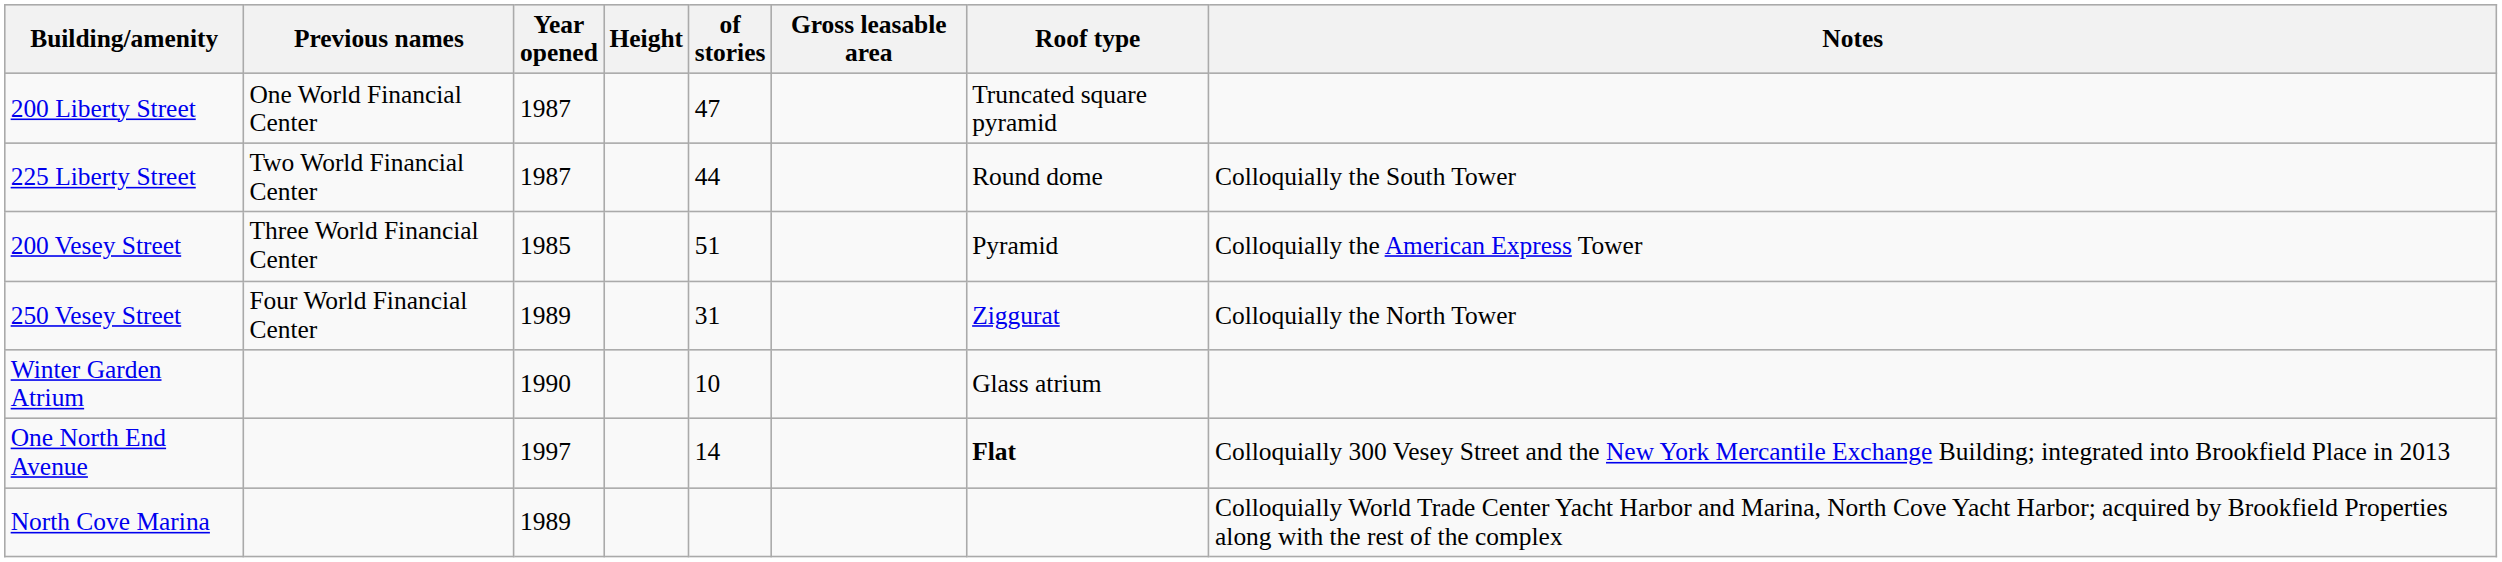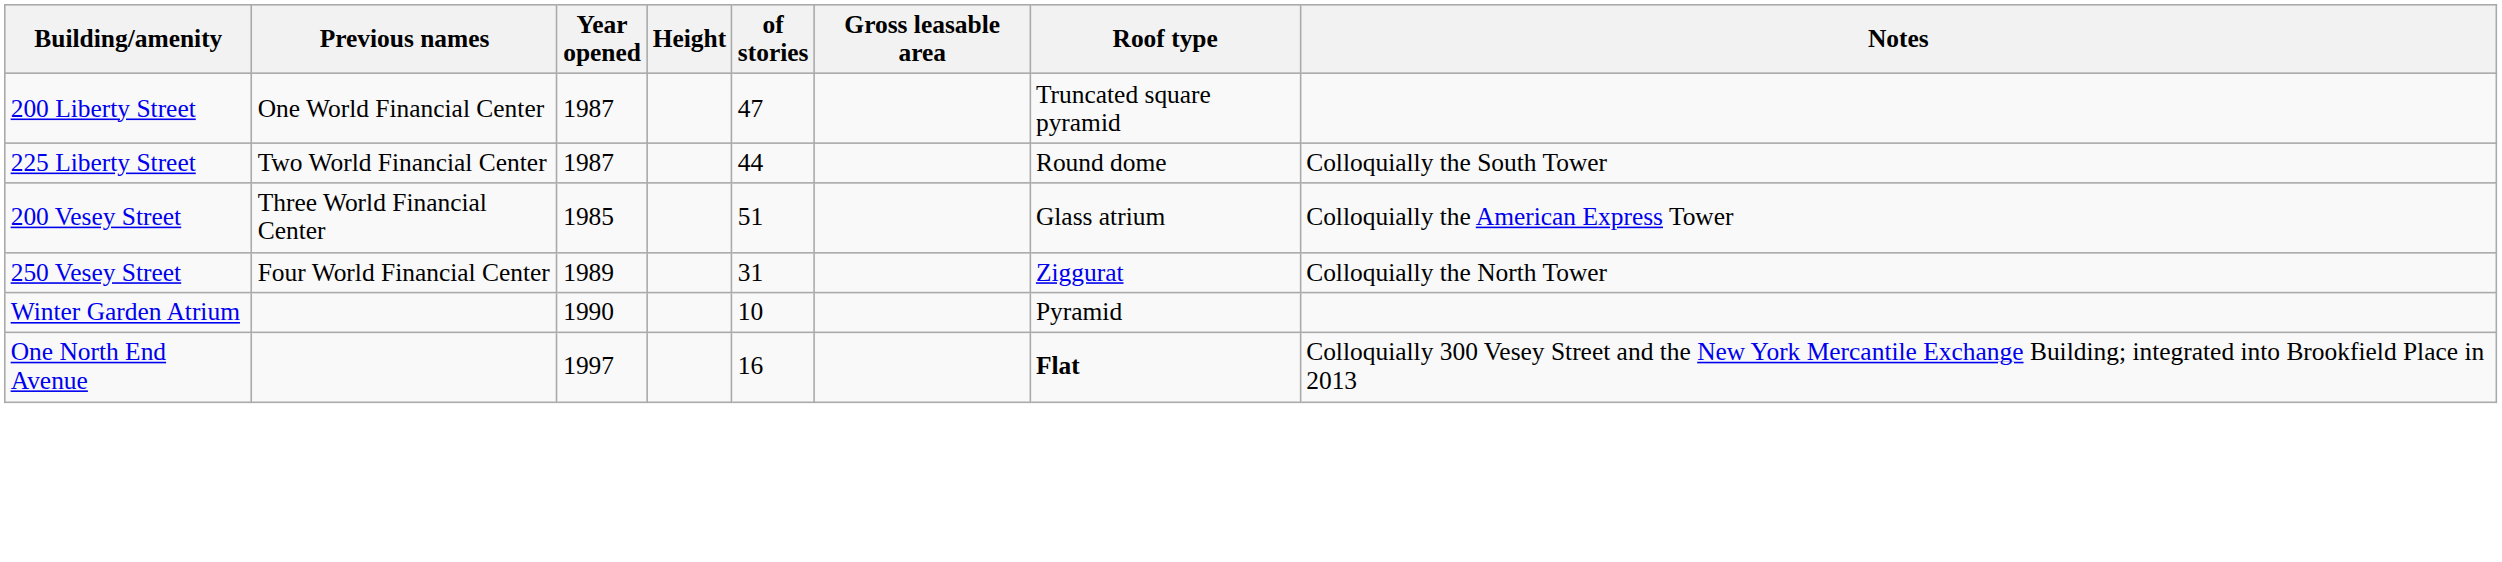(1015, 245) Pyramid -> (1101, 217) Glass atrium
(1037, 383) Glass atrium -> (1079, 312) Pyramid
(707, 452) 14 -> (751, 366) 16
- row: (110, 521)
